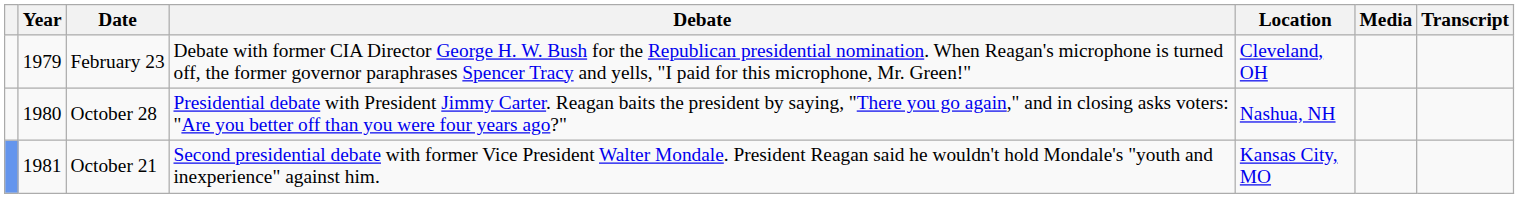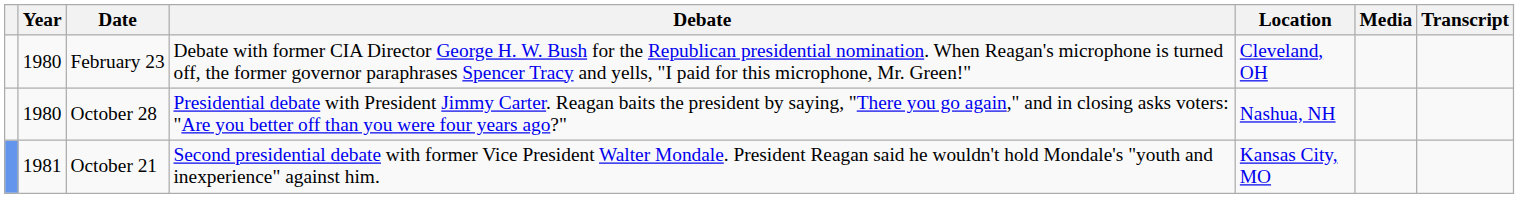(42, 61) 1979 -> (42, 61) 1980
